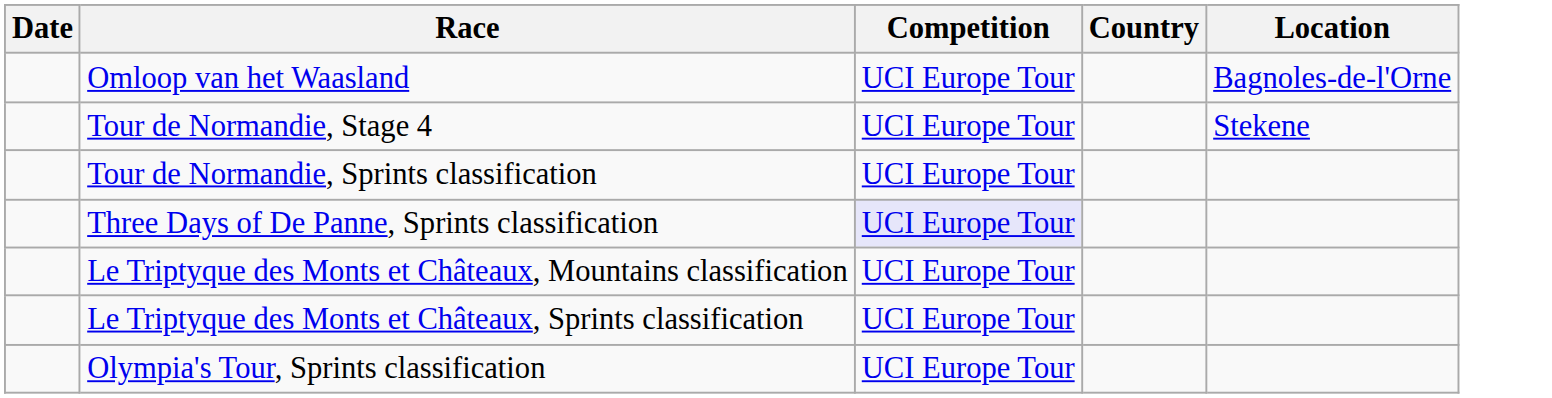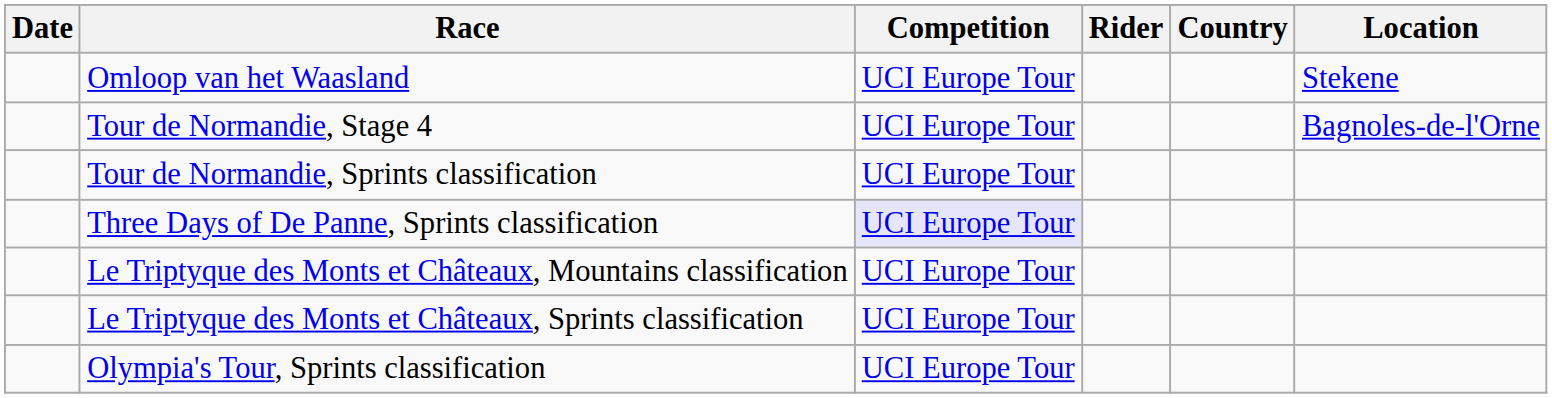+ column: (1126, 28)
(1332, 77) Bagnoles-de-l'Orne -> (1350, 77) Stekene
(1262, 125) Stekene -> (1421, 125) Bagnoles-de-l'Orne
